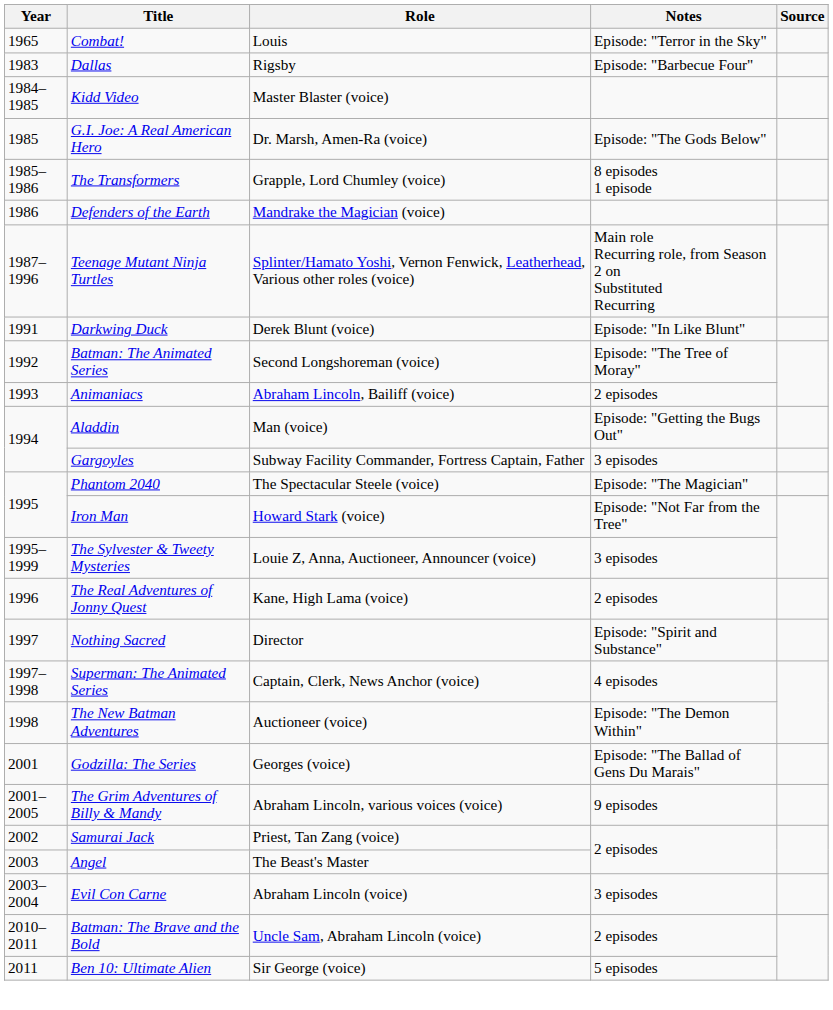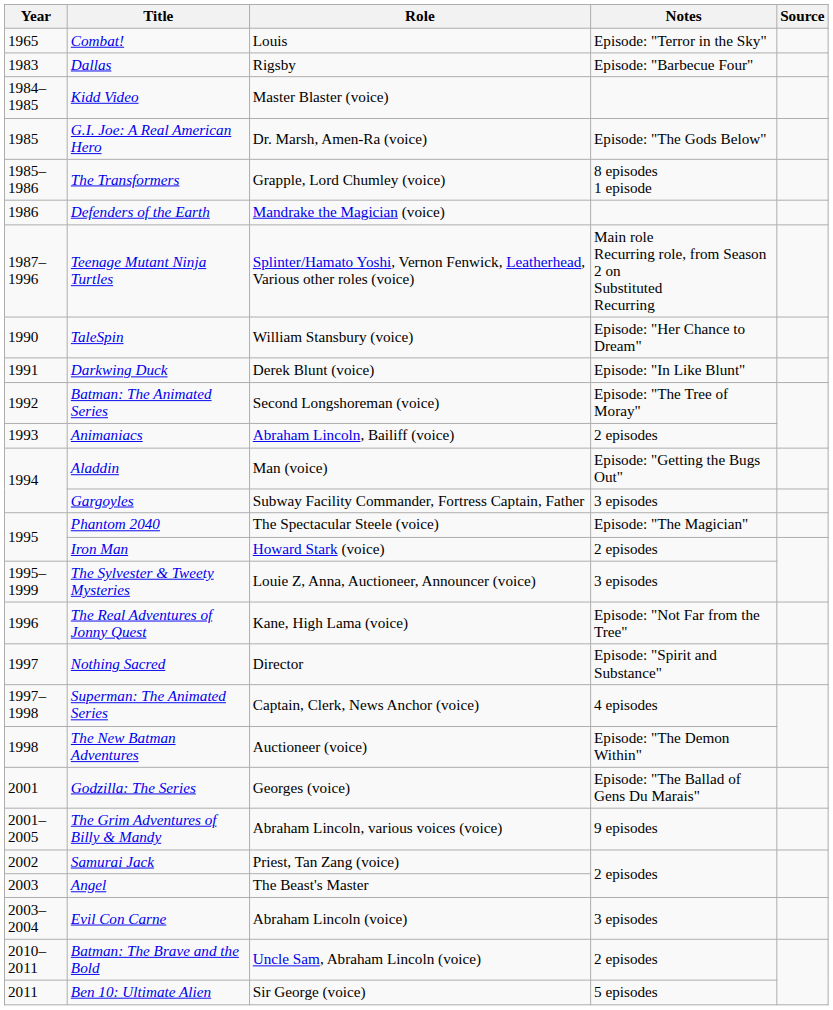+ row: (97, 337)
(677, 516) Episode: "Not Far from the Tree" -> (626, 549) 2 episodes
(626, 598) 2 episodes -> (677, 623) Episode: "Not Far from the Tree"
